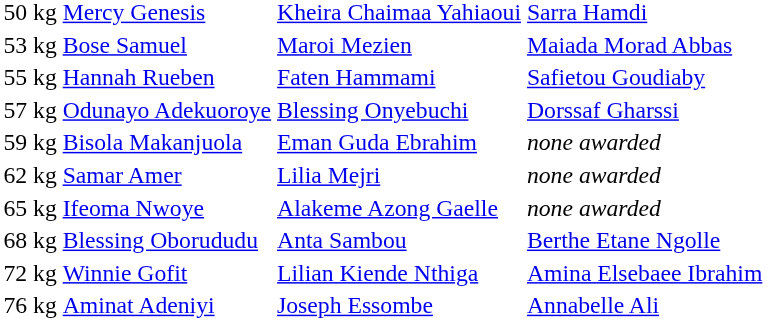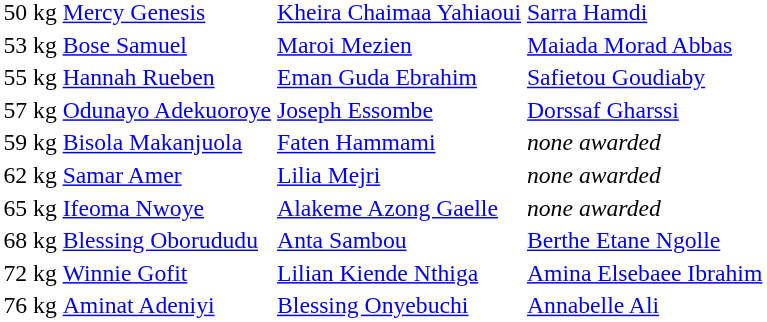(356, 77) Faten Hammami -> (377, 77) Eman Guda Ebrahim
(373, 110) Blessing Onyebuchi -> (355, 110) Joseph Essombe
(377, 142) Eman Guda Ebrahim -> (356, 142) Faten Hammami
(355, 305) Joseph Essombe -> (373, 305) Blessing Onyebuchi
